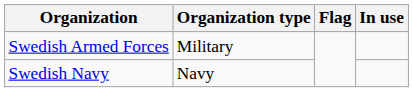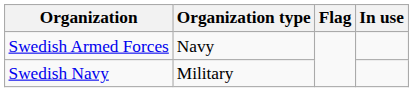(205, 45) Military -> (196, 45) Navy
(196, 73) Navy -> (205, 73) Military
